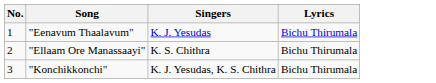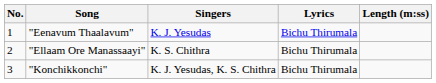+ column: (396, 13)
